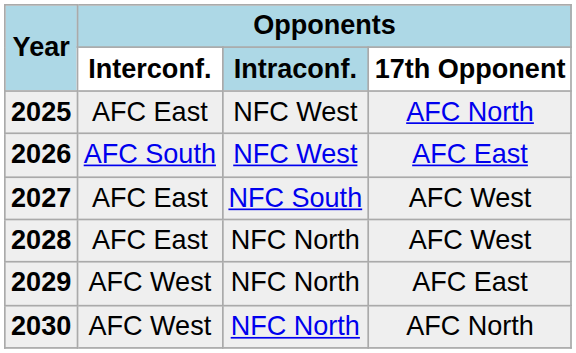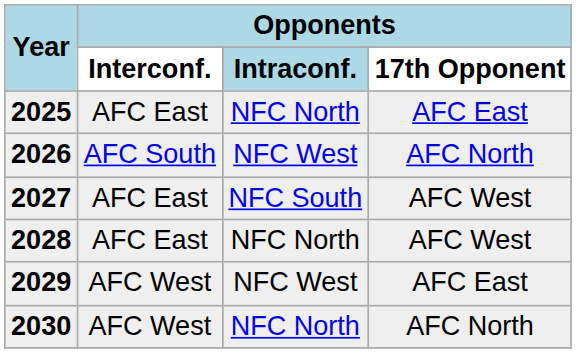(295, 111) NFC West -> (295, 111) NFC North
(470, 111) AFC North -> (470, 111) AFC East
(470, 154) AFC East -> (470, 154) AFC North
(295, 283) NFC North -> (295, 283) NFC West
